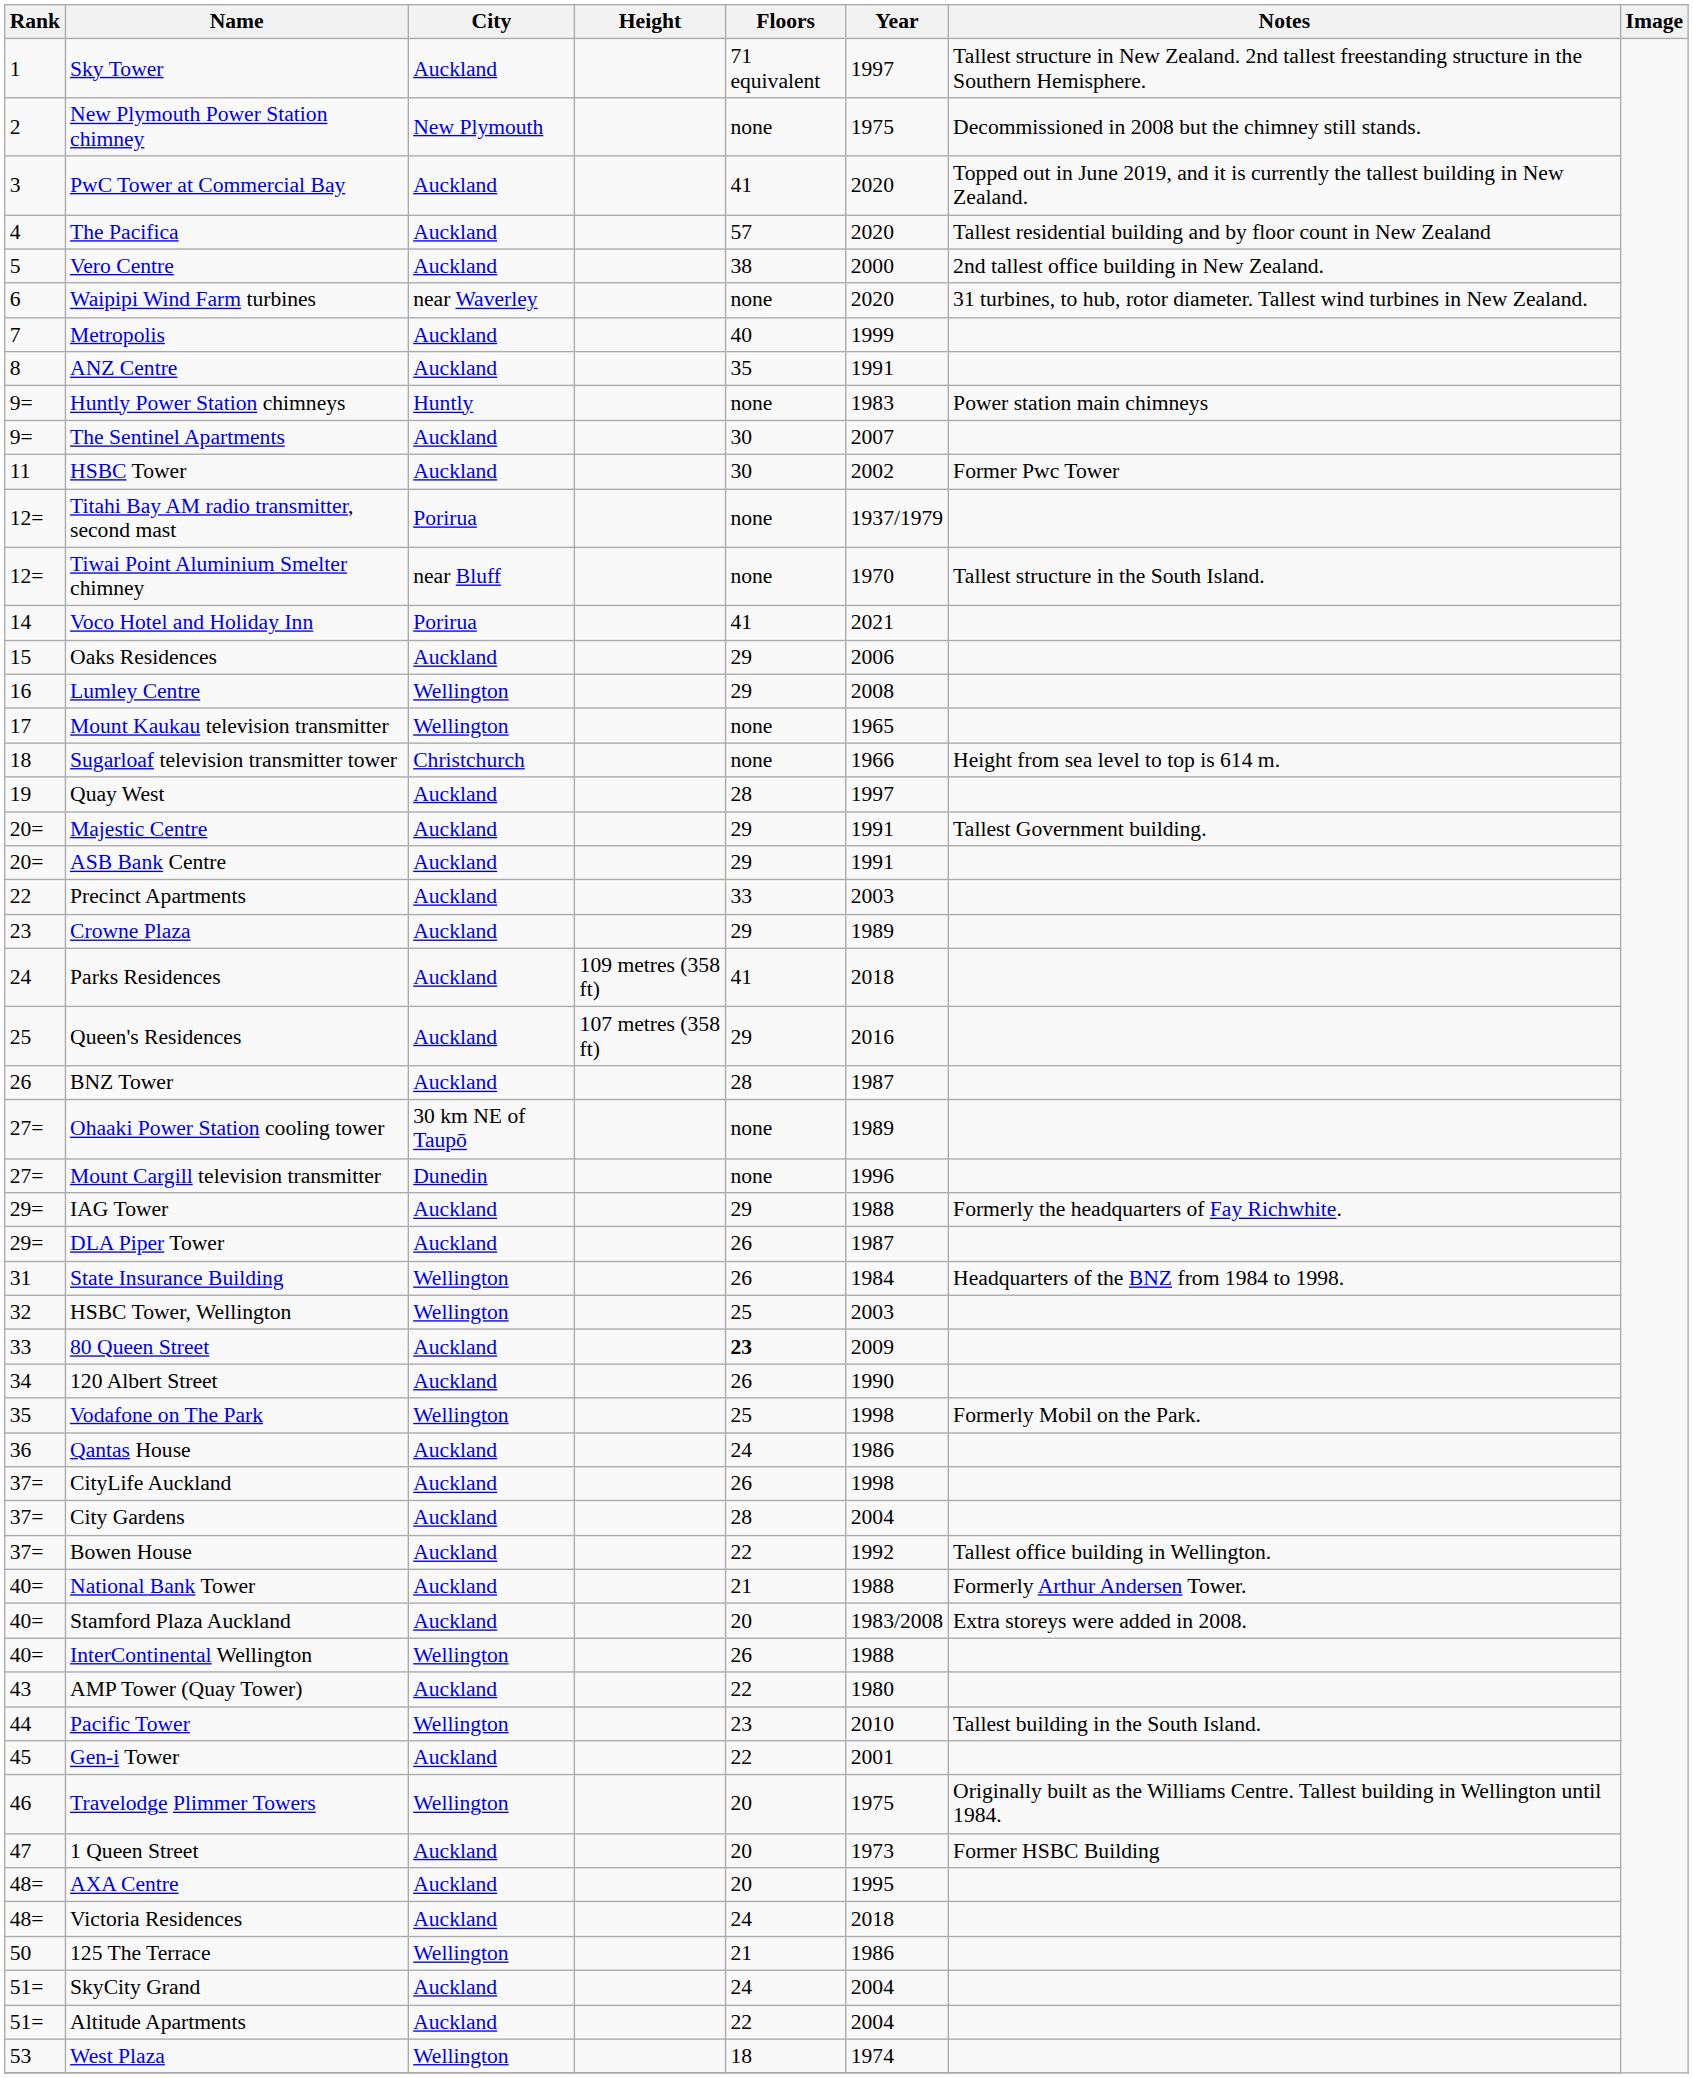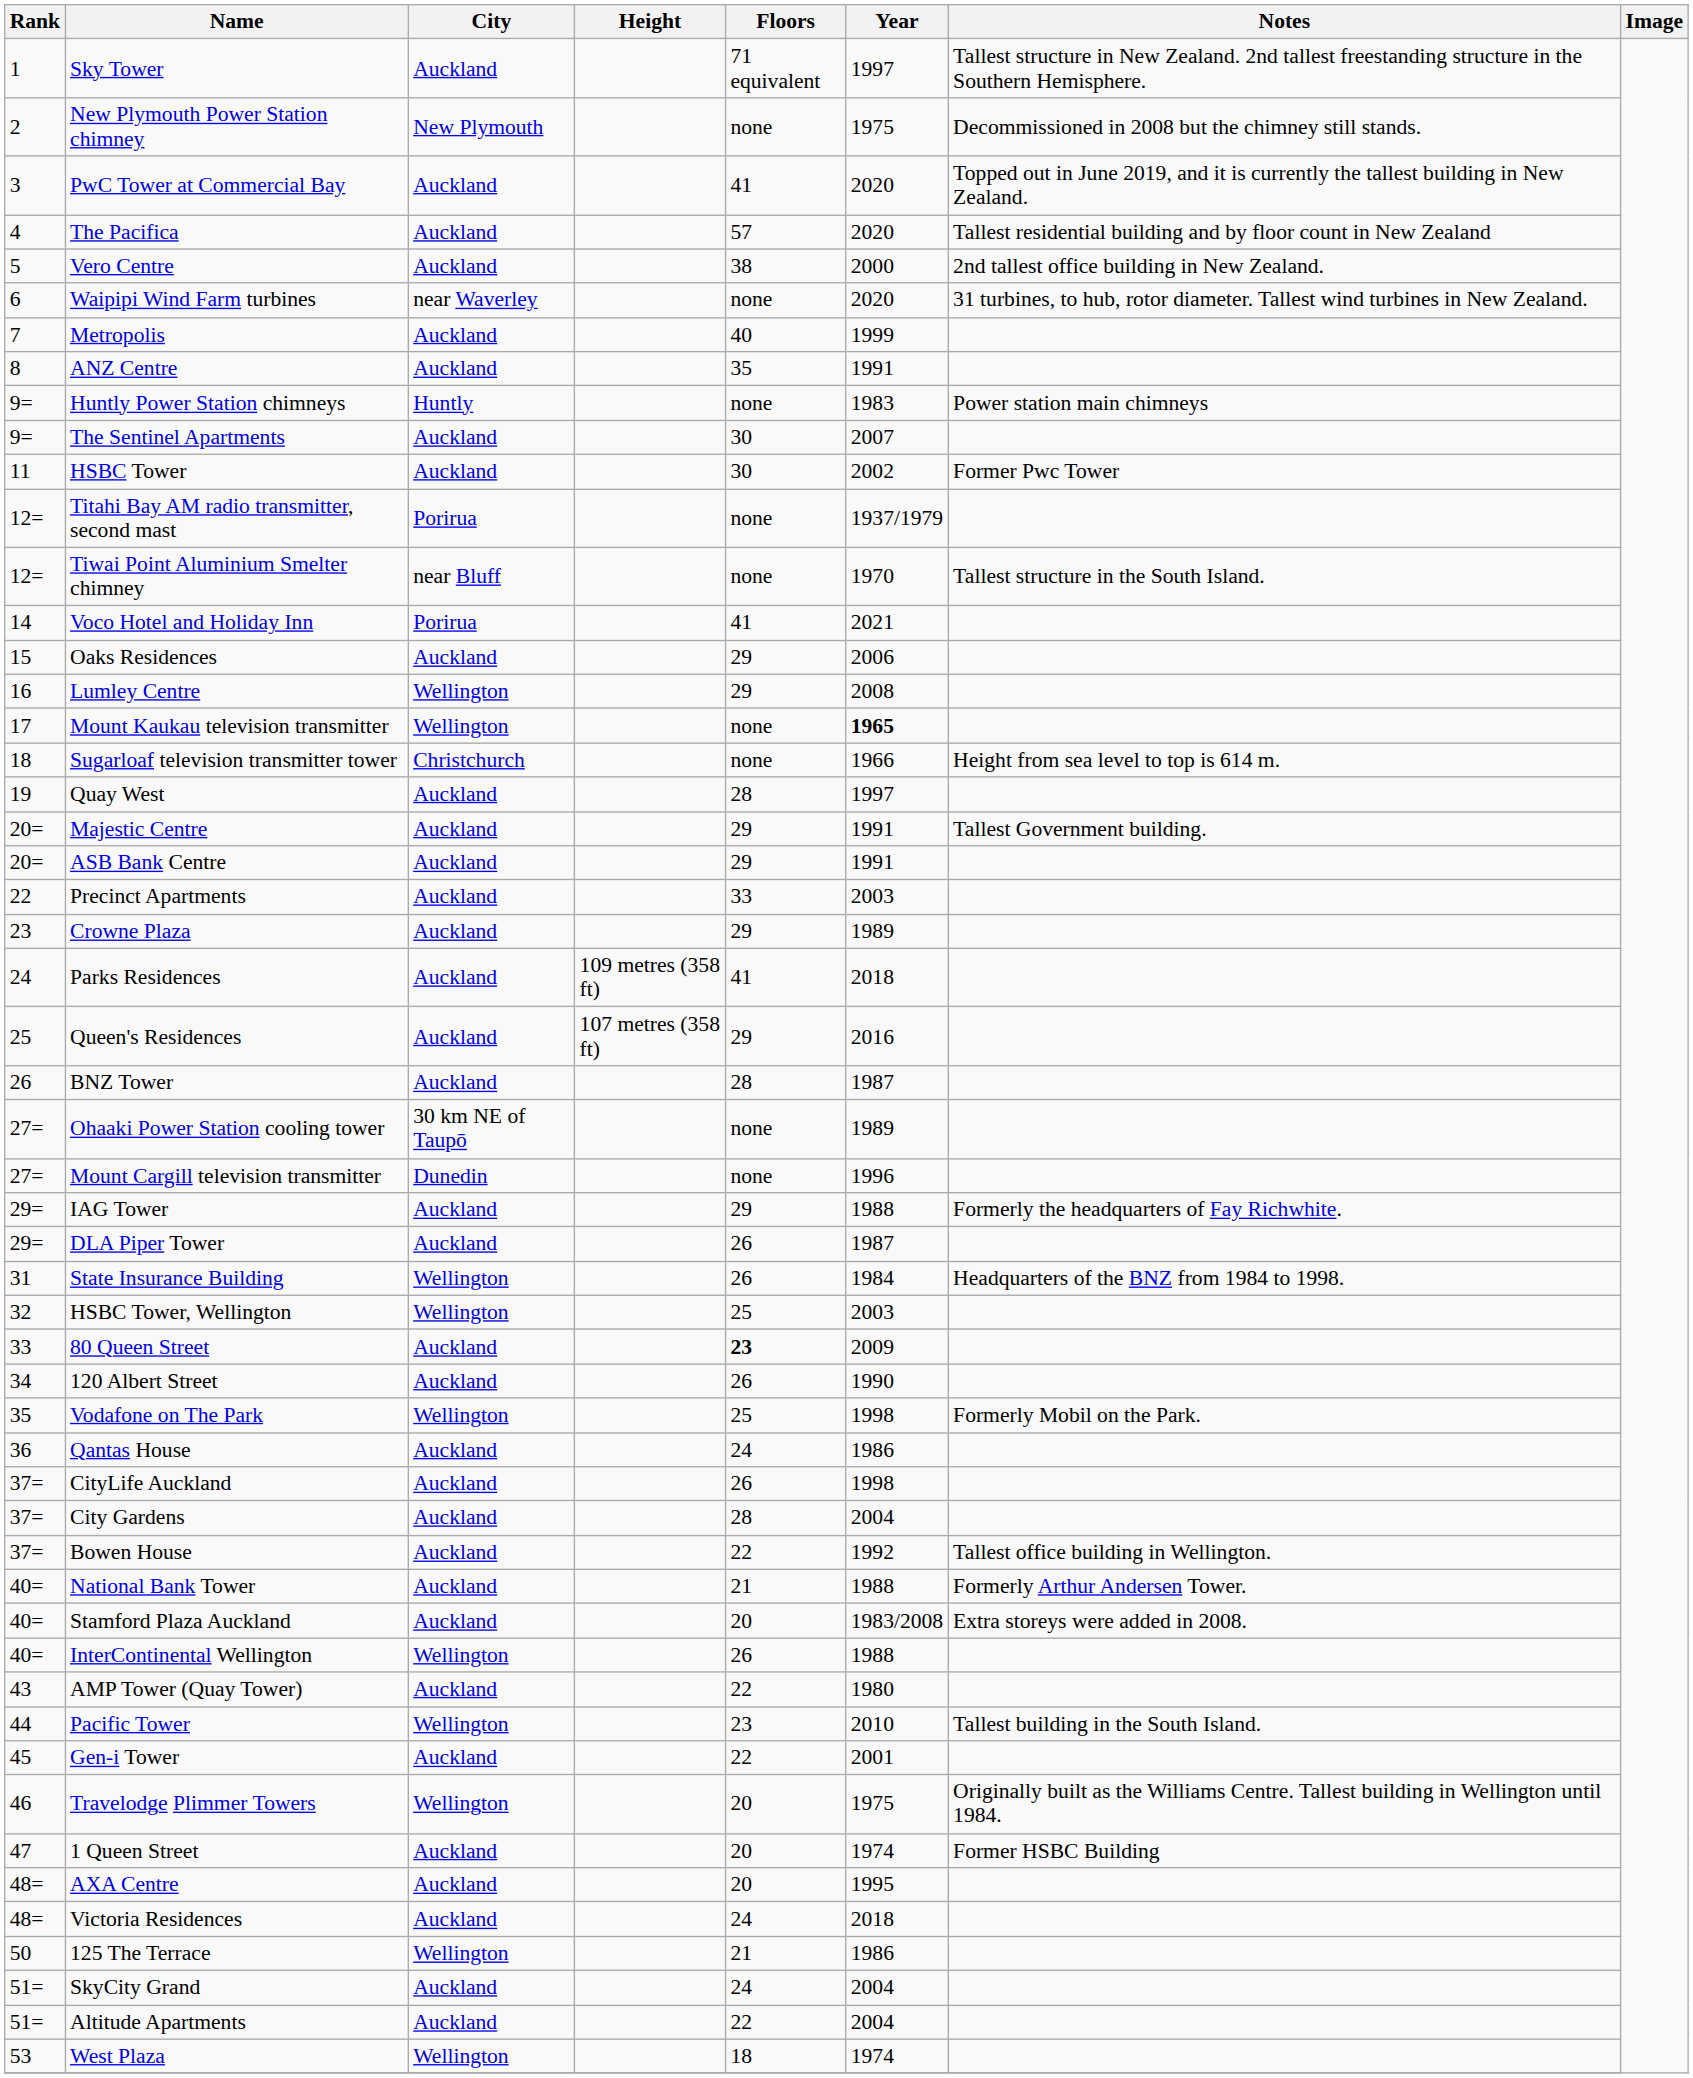(872, 725) normal -> (872, 725) bold
(872, 1850) 1973 -> (872, 1850) 1974
